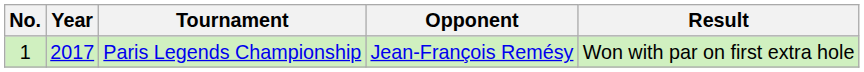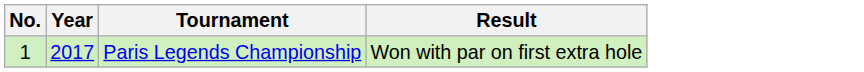- column: (472, 20)
